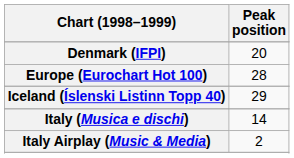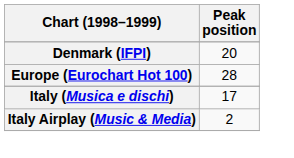- row: (117, 97)
(259, 119) 14 -> (229, 97) 17
